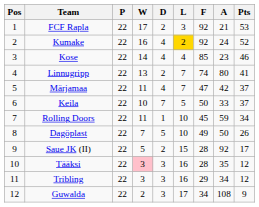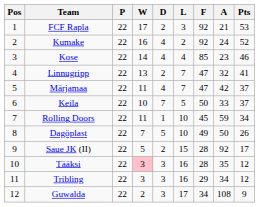(183, 42) gold background -> (183, 42) no background
(204, 73) 74 -> (204, 73) 47
(224, 73) 80 -> (224, 73) 32
